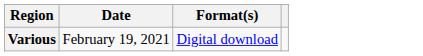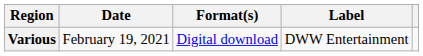+ column: (347, 16)
